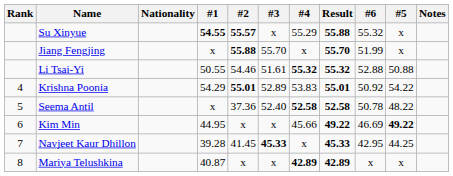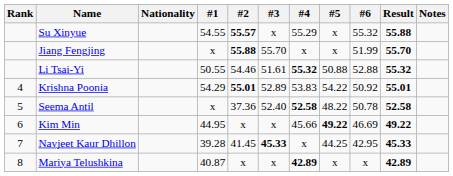columns swapped: (401, 13) <-> (337, 13)
(213, 32) bold -> (213, 32) normal
